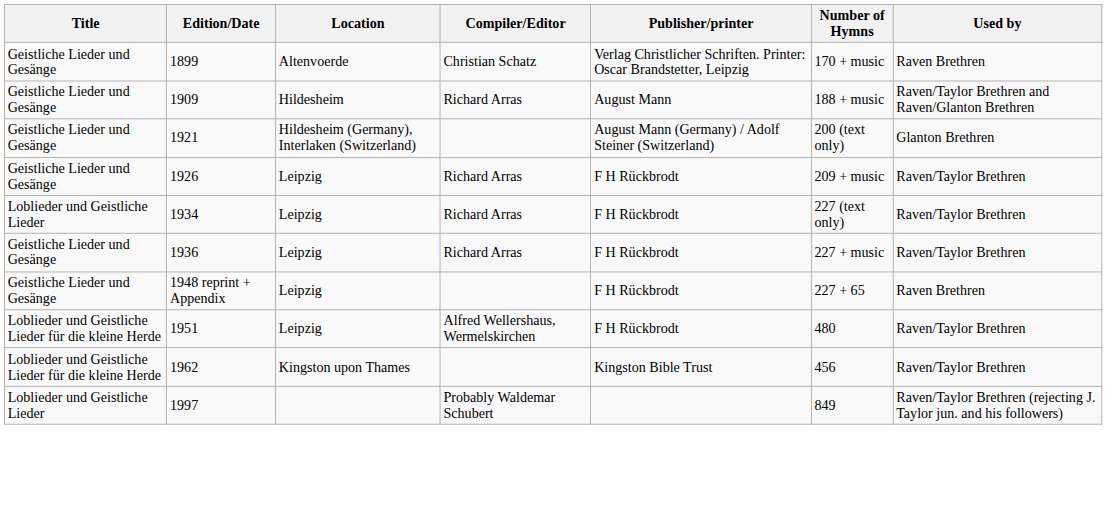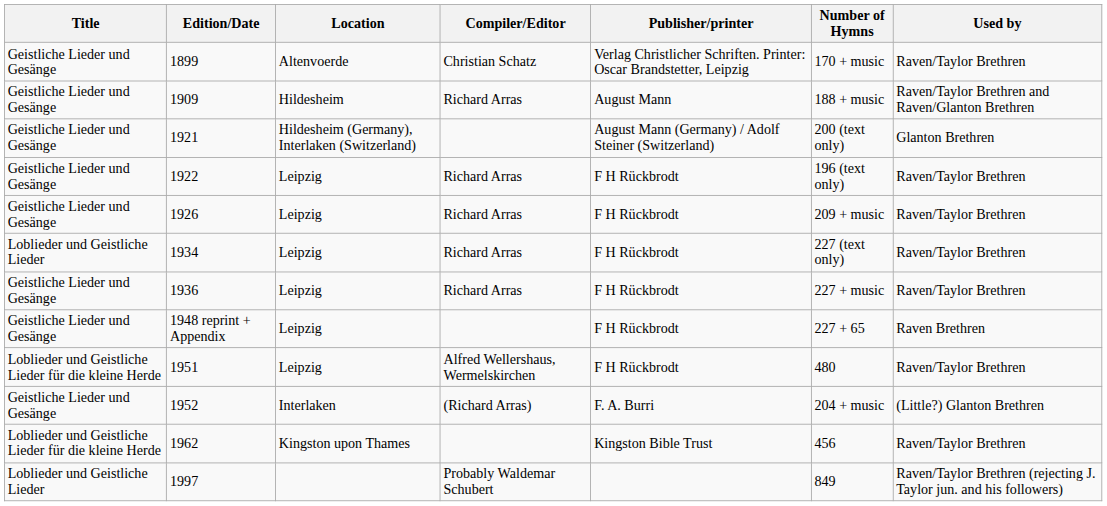(941, 61) Raven Brethren -> (961, 61) Raven/Taylor Brethren
+ row: (184, 176)
+ row: (184, 405)
